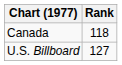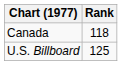(99, 51) 127 -> (99, 51) 125
